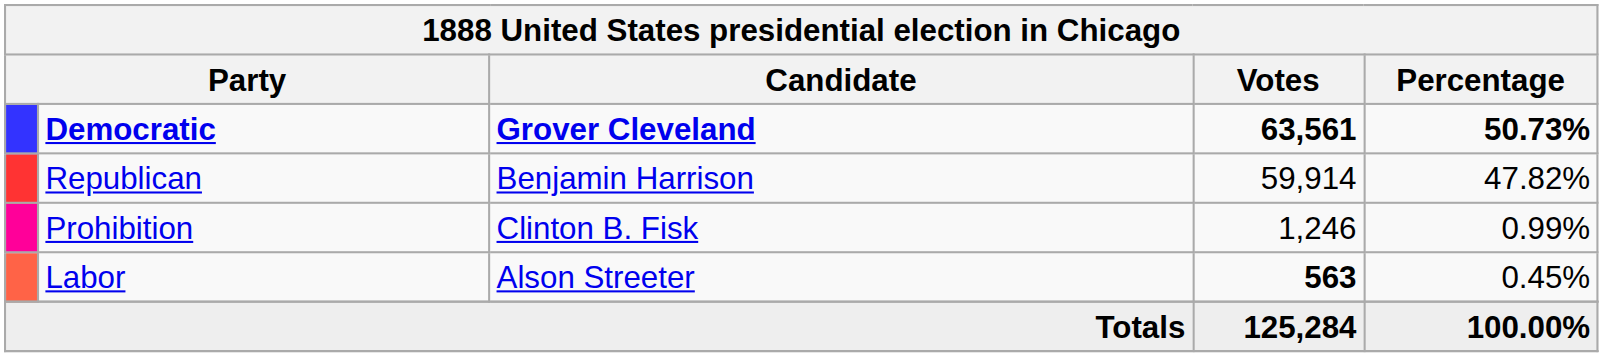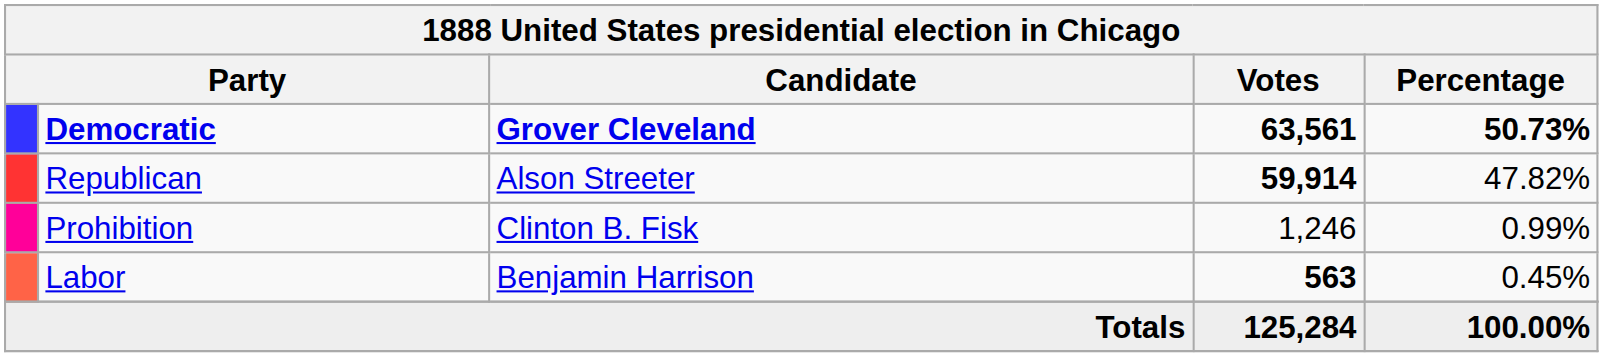(625, 179) Benjamin Harrison -> (596, 179) Alson Streeter
(1309, 179) normal -> (1309, 179) bold
(596, 278) Alson Streeter -> (625, 278) Benjamin Harrison
